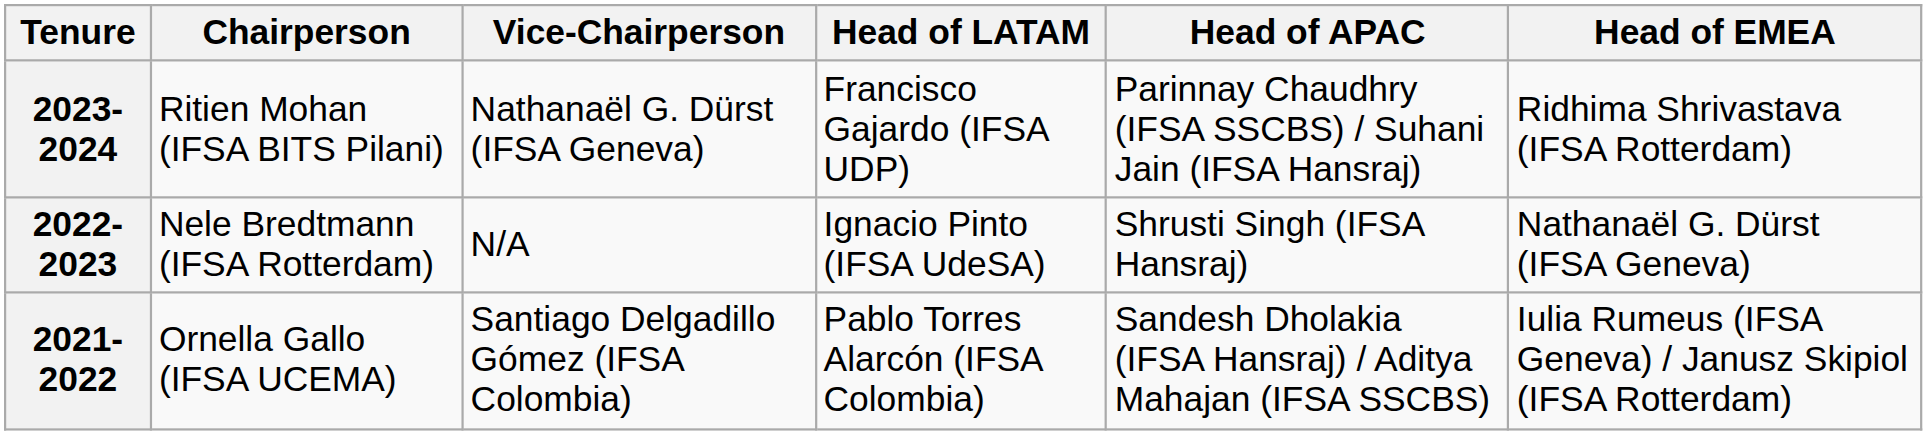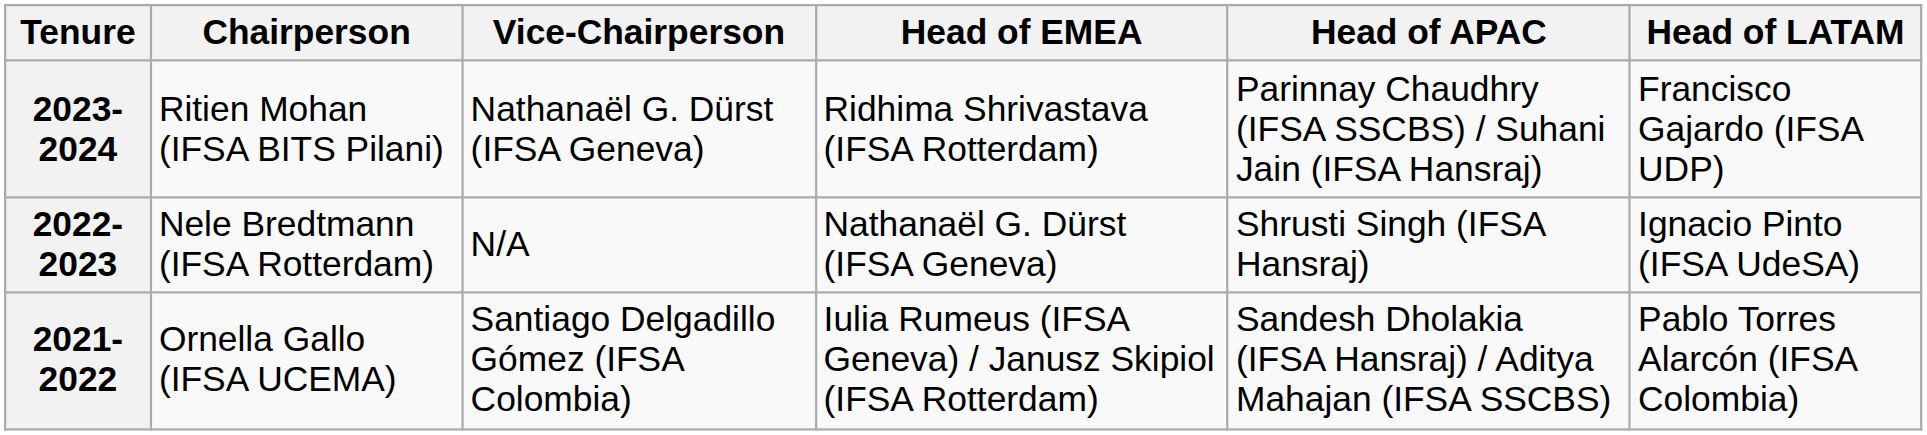columns swapped: (1715, 32) <-> (961, 32)
